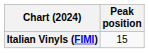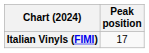(122, 39) 15 -> (122, 39) 17
